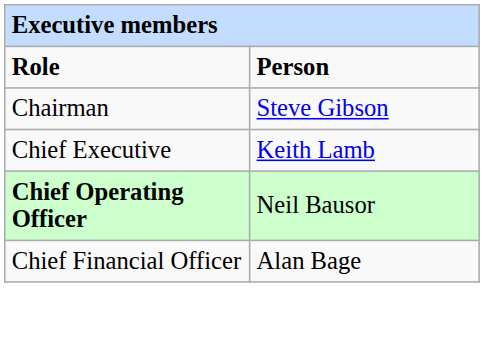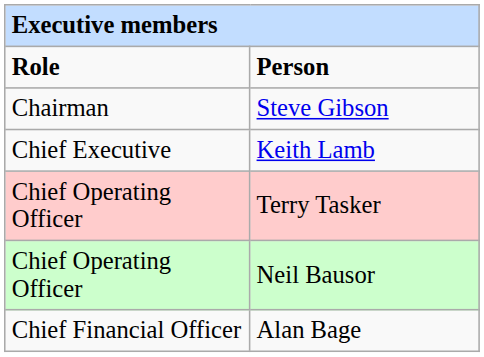+ row: (319, 205)
(98, 205) bold -> (91, 274) normal
